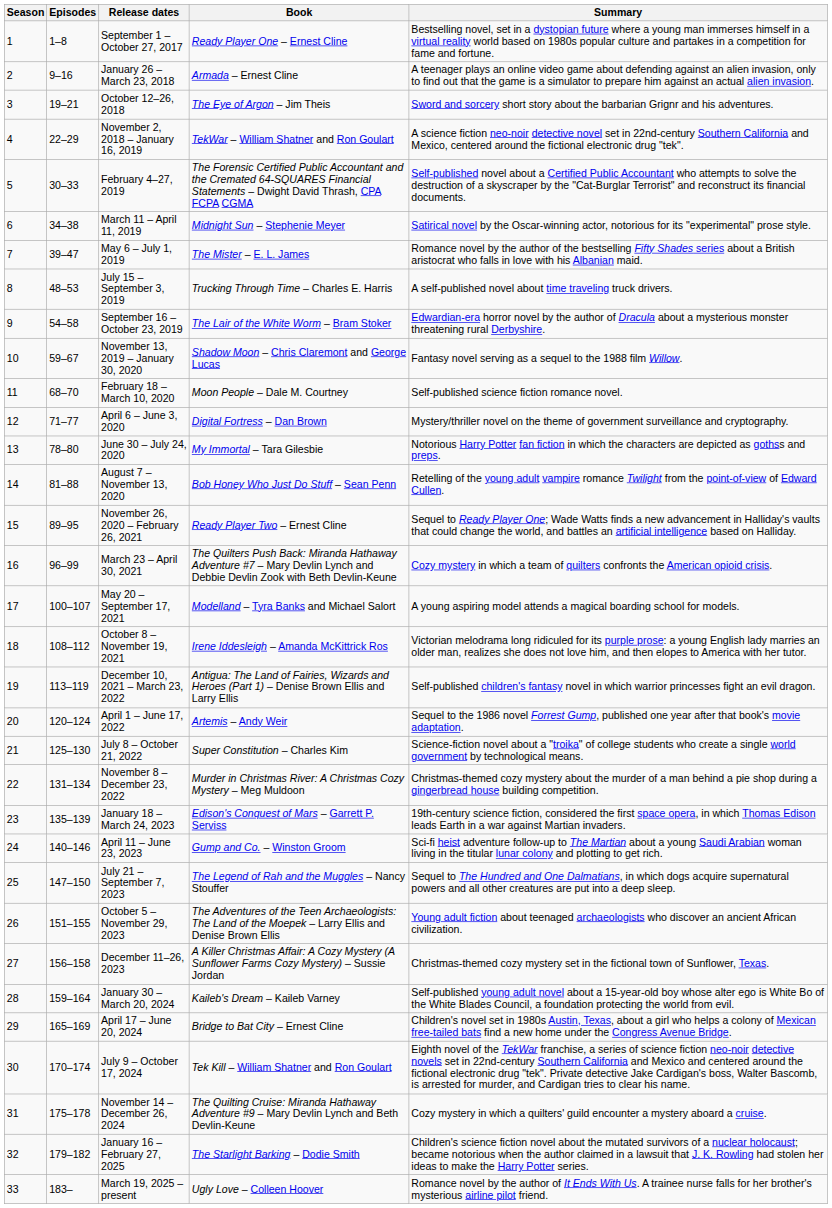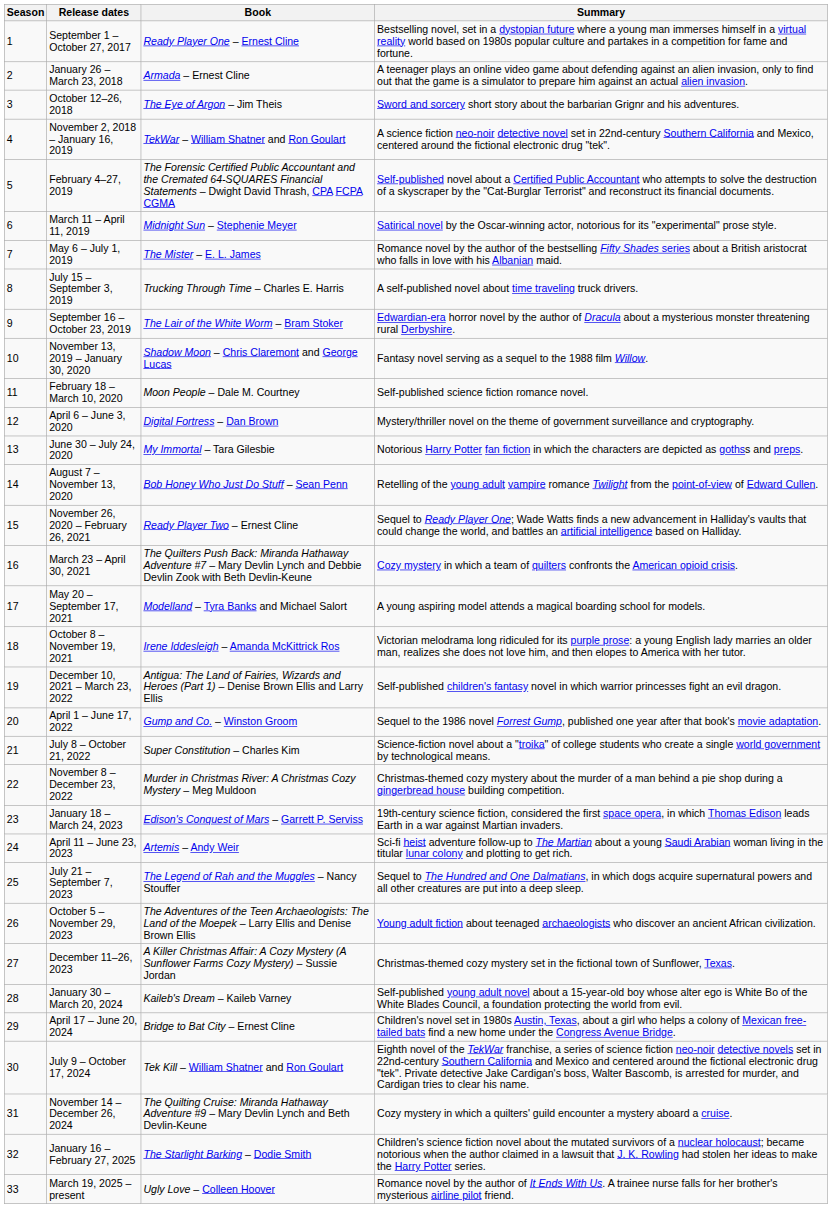- column: (73, 12)
(240, 722) Artemis – Andy Weir -> (220, 722) Gump and Co. – Winston Groom
(269, 848) Gump and Co. – Winston Groom -> (191, 848) Artemis – Andy Weir
